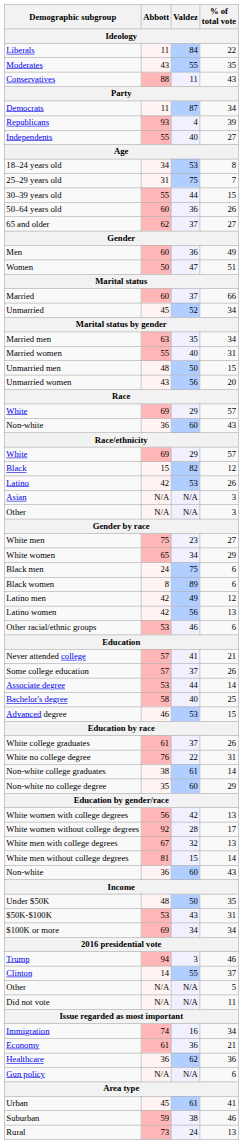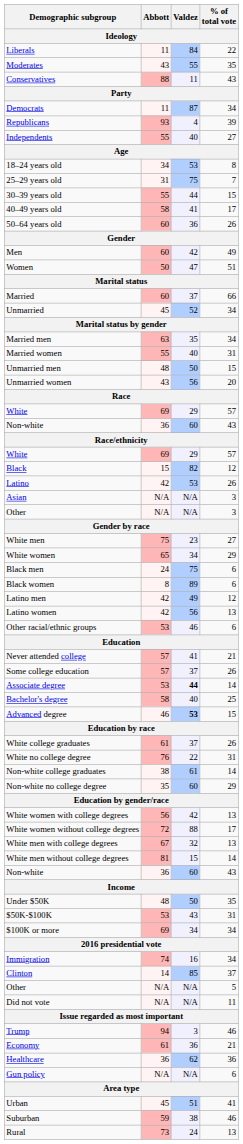+ row: (34, 209)
- row: (28, 224)
(193, 253) 36 -> (193, 253) 42
(193, 685) normal -> (193, 685) bold
(193, 714) normal -> (193, 714) bold
(165, 829) 92 -> (165, 829) 72
(193, 829) 28 -> (193, 829) 88
rows swapped: (18, 959) <-> (28, 1031)
(193, 974) 55 -> (193, 974) 85
(193, 1103) 61 -> (193, 1103) 51
